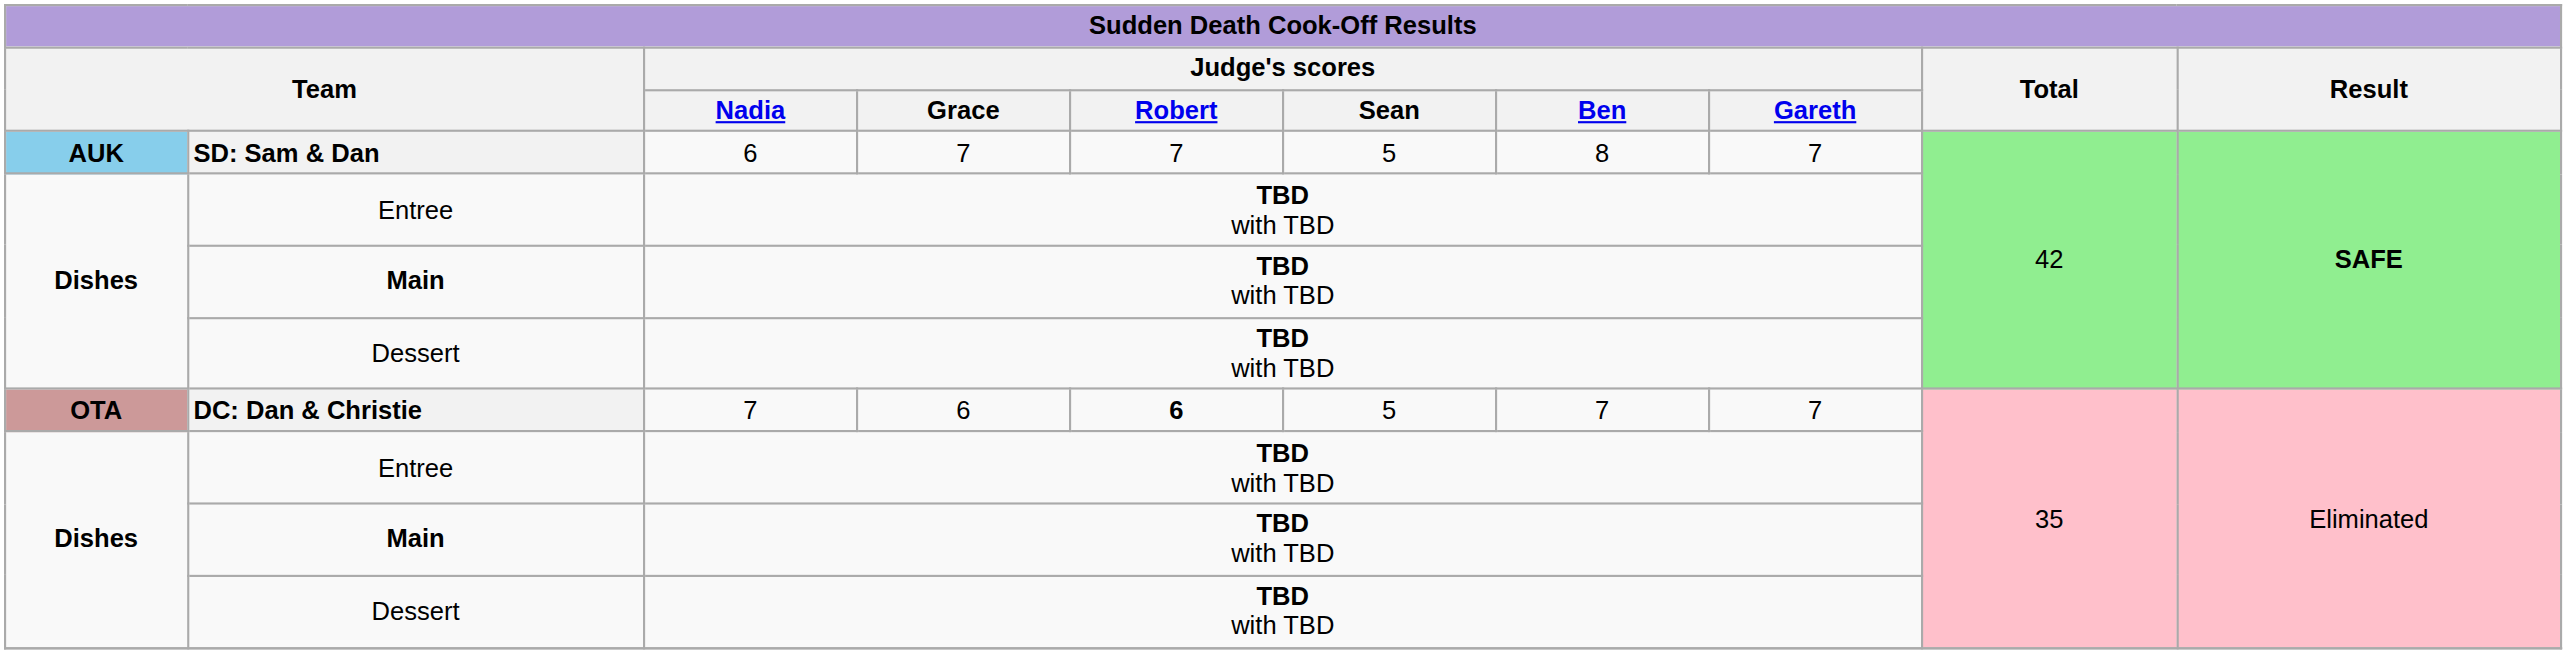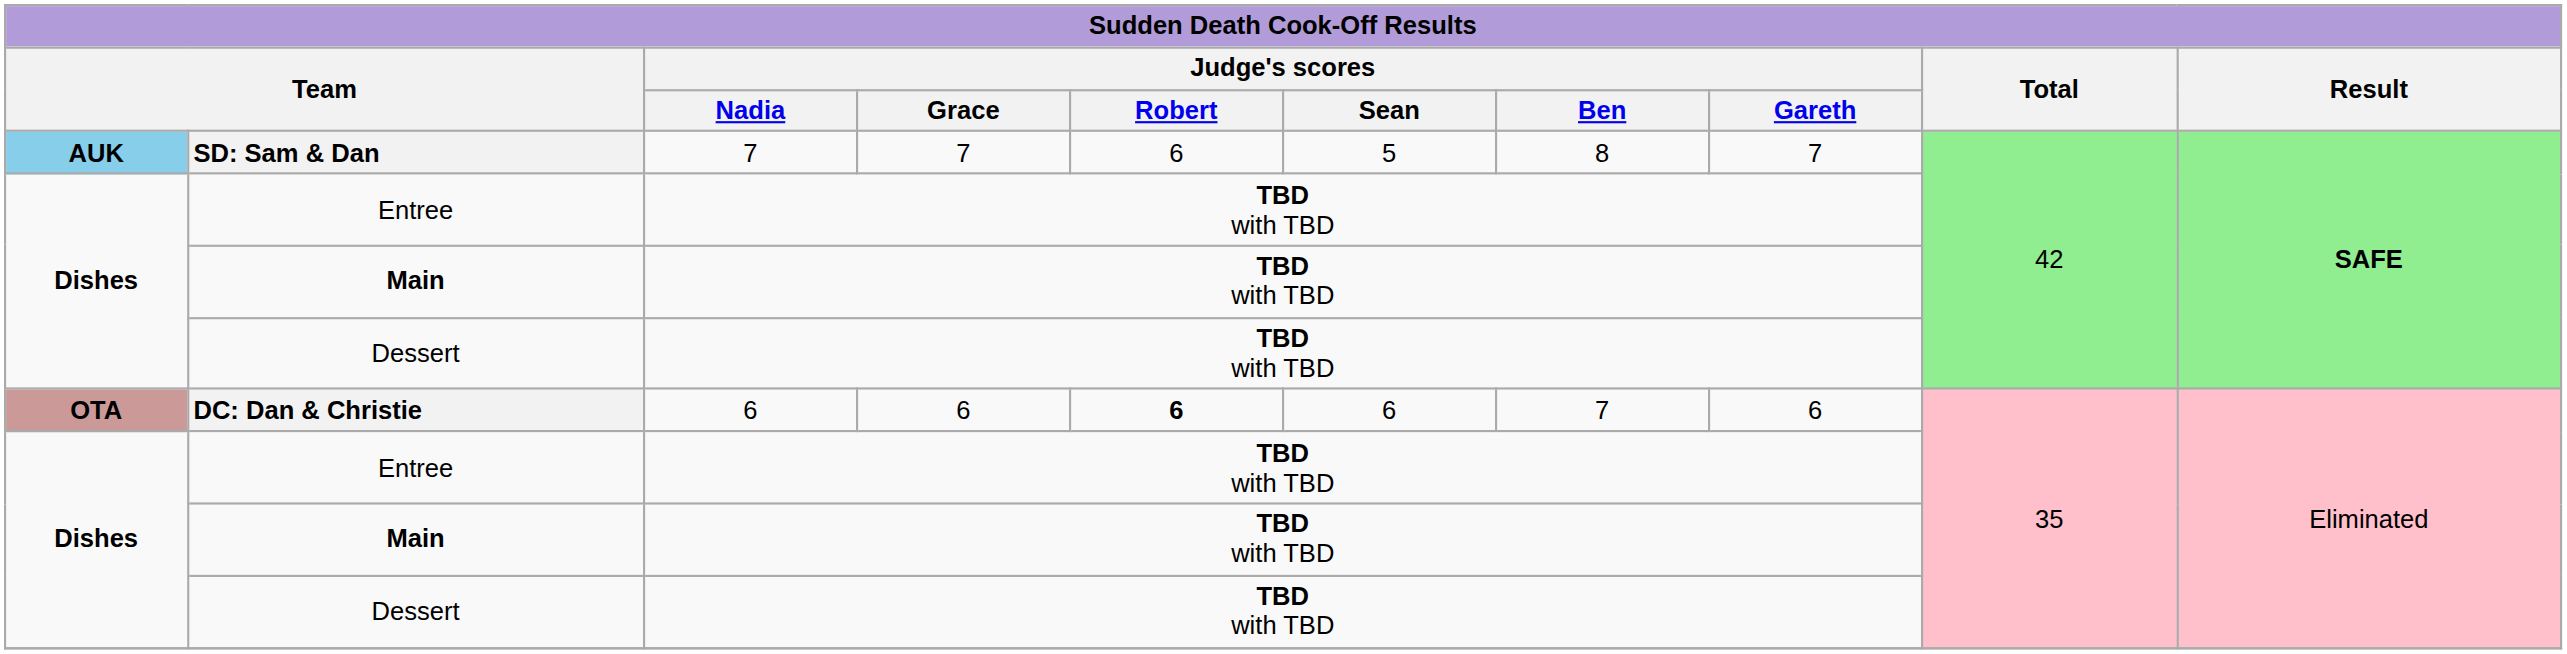(750, 153) 6 -> (750, 153) 7
(1176, 153) 7 -> (1176, 153) 6
(750, 411) 7 -> (750, 411) 6
(1389, 411) 5 -> (1389, 411) 6
(1815, 411) 7 -> (1815, 411) 6
